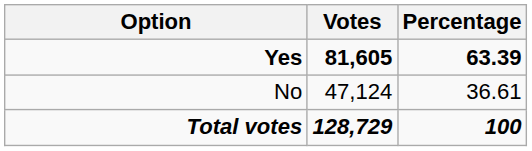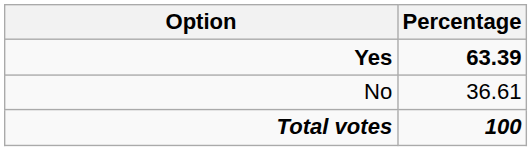- column: (352, 22)
